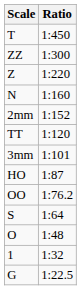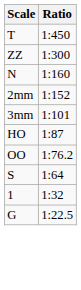- row: (11, 74)
- row: (15, 134)
- row: (12, 235)
